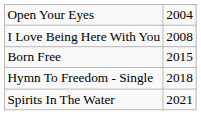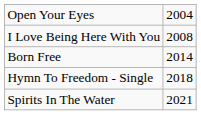(180, 57) 2015 -> (180, 57) 2014
